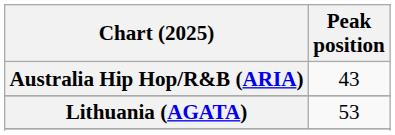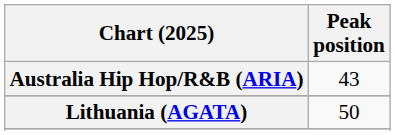(349, 111) 53 -> (349, 111) 50
